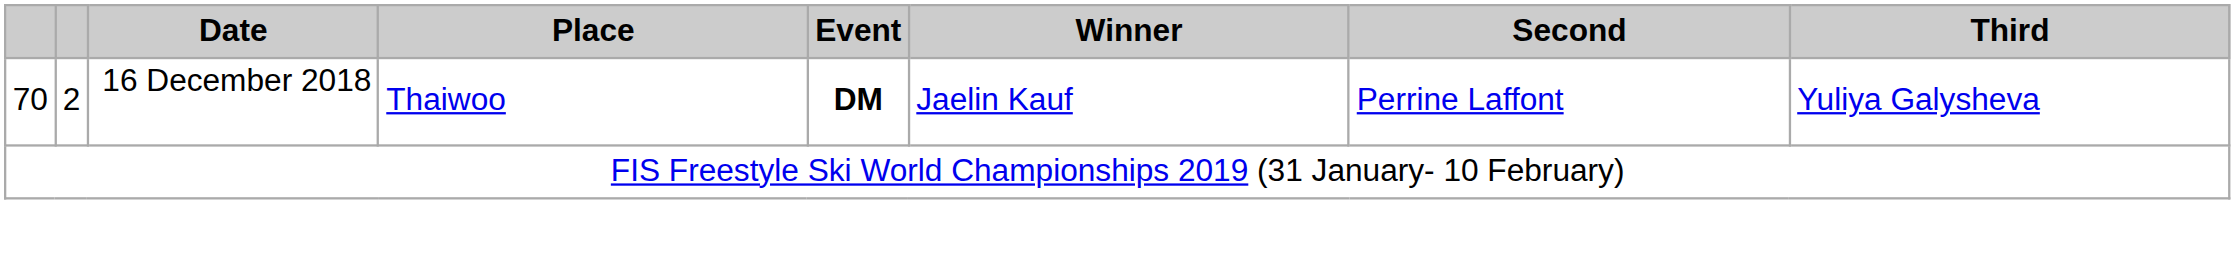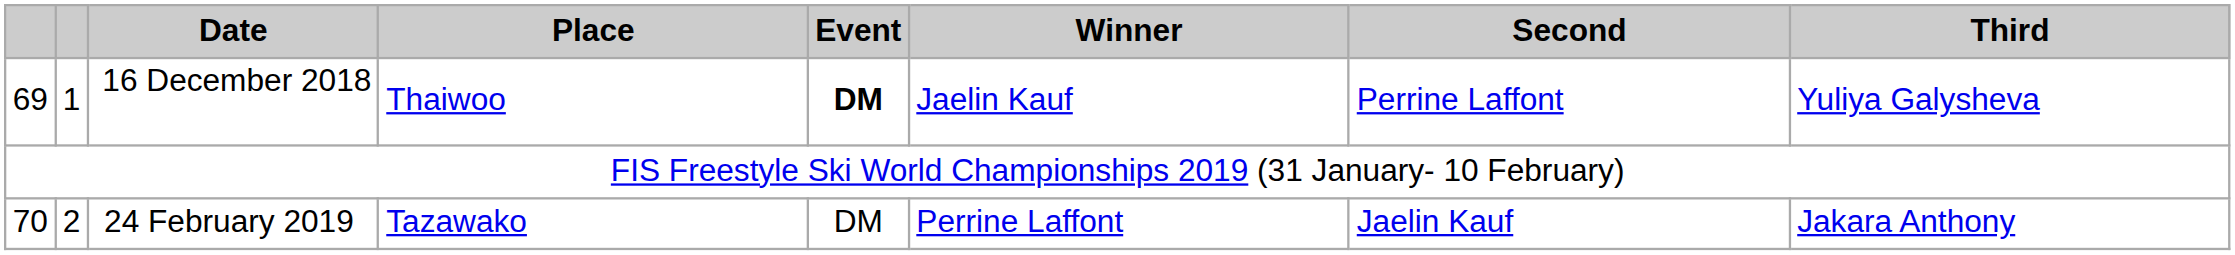(30, 100) 70 -> (30, 100) 69
(72, 100) 2 -> (72, 100) 1
+ row: (238, 222)
